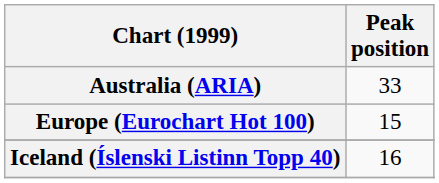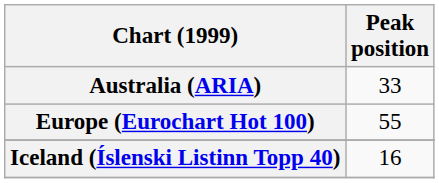(390, 121) 15 -> (390, 121) 55
